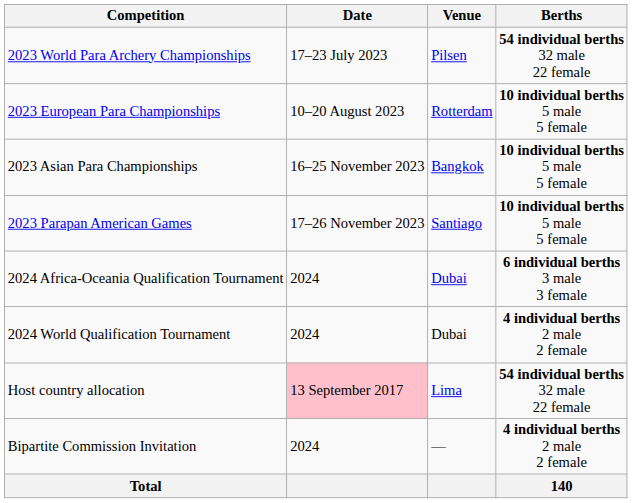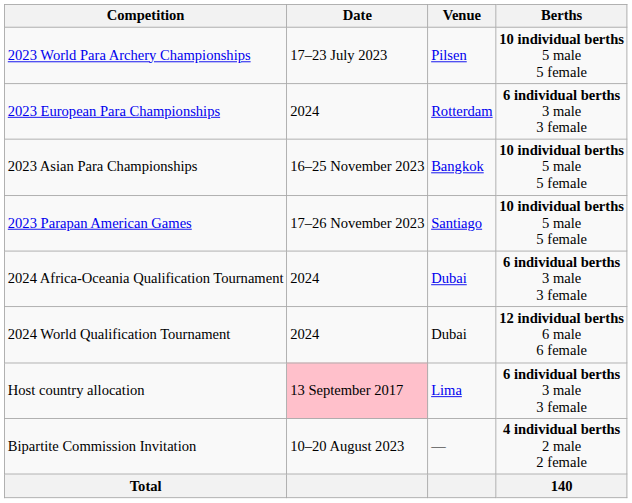(562, 55) 54 individual berths 32 male 22 female -> (562, 55) 10 individual berths 5 male 5 female
(347, 111) 10–20 August 2023 -> (305, 111) 2024
(562, 111) 10 individual berths 5 male 5 female -> (562, 111) 6 individual berths 3 male 3 female
(562, 334) 4 individual berths 2 male 2 female -> (562, 334) 12 individual berths 6 male 6 female
(562, 390) 54 individual berths 32 male 22 female -> (562, 390) 6 individual berths 3 male 3 female
(305, 446) 2024 -> (347, 446) 10–20 August 2023
